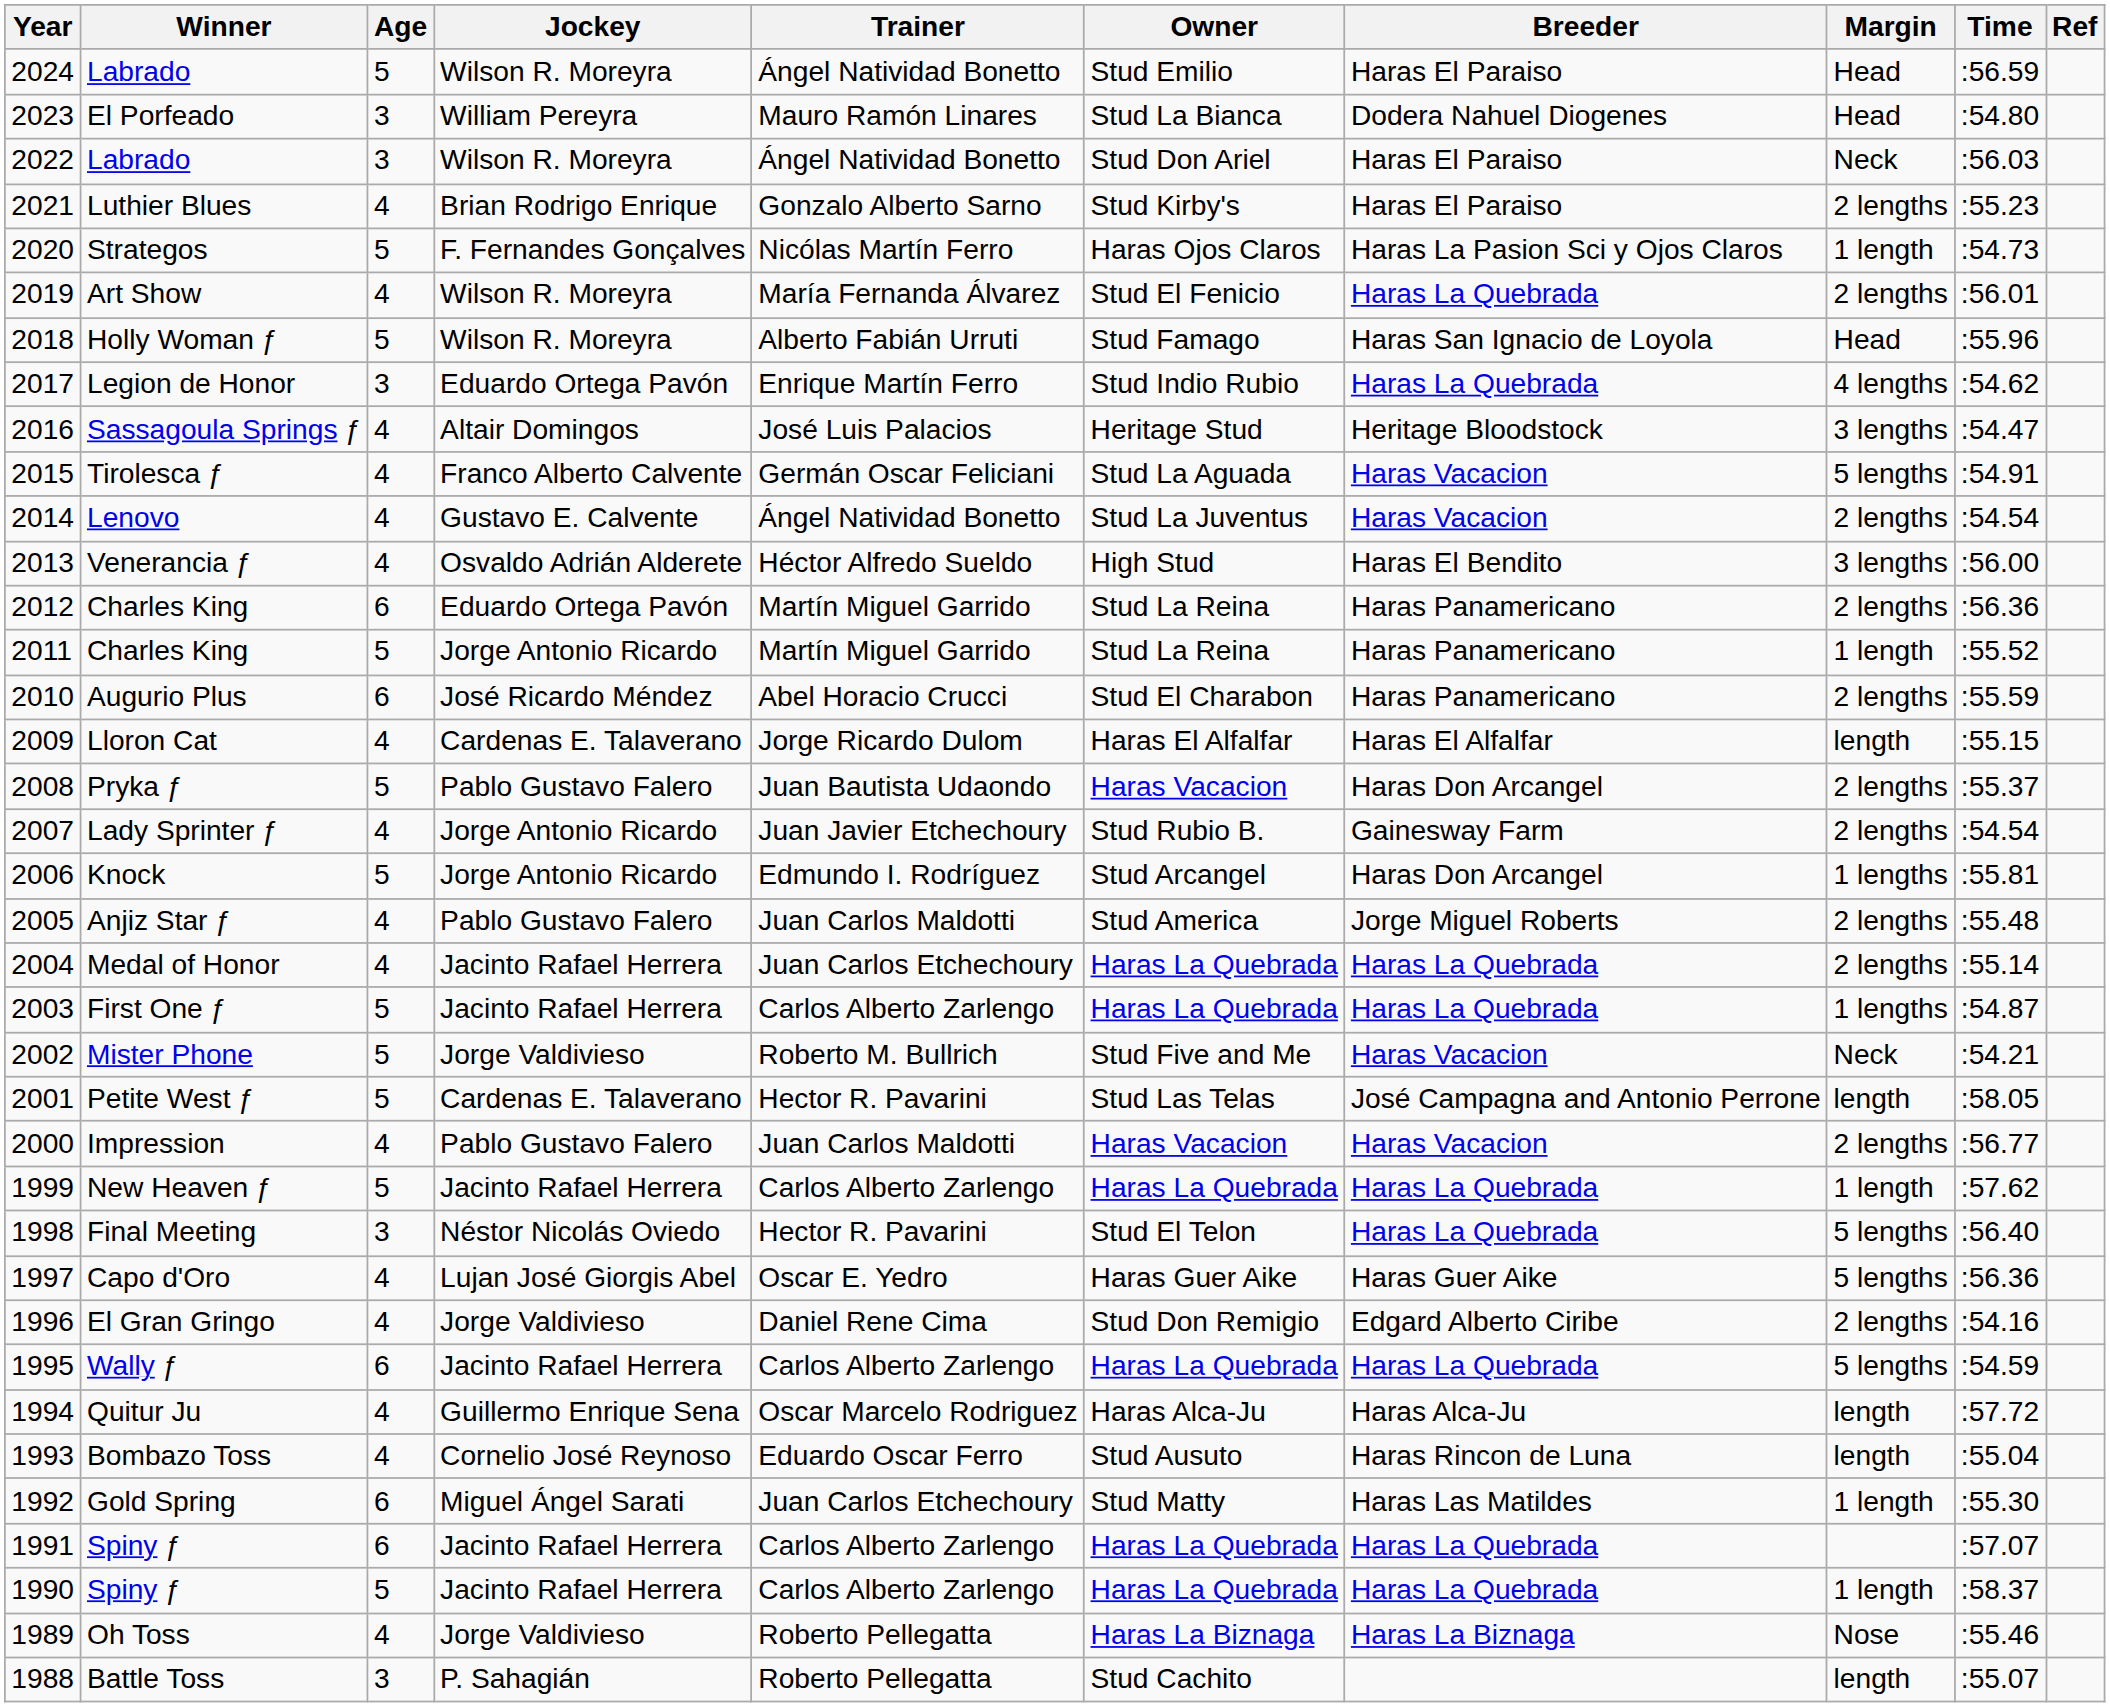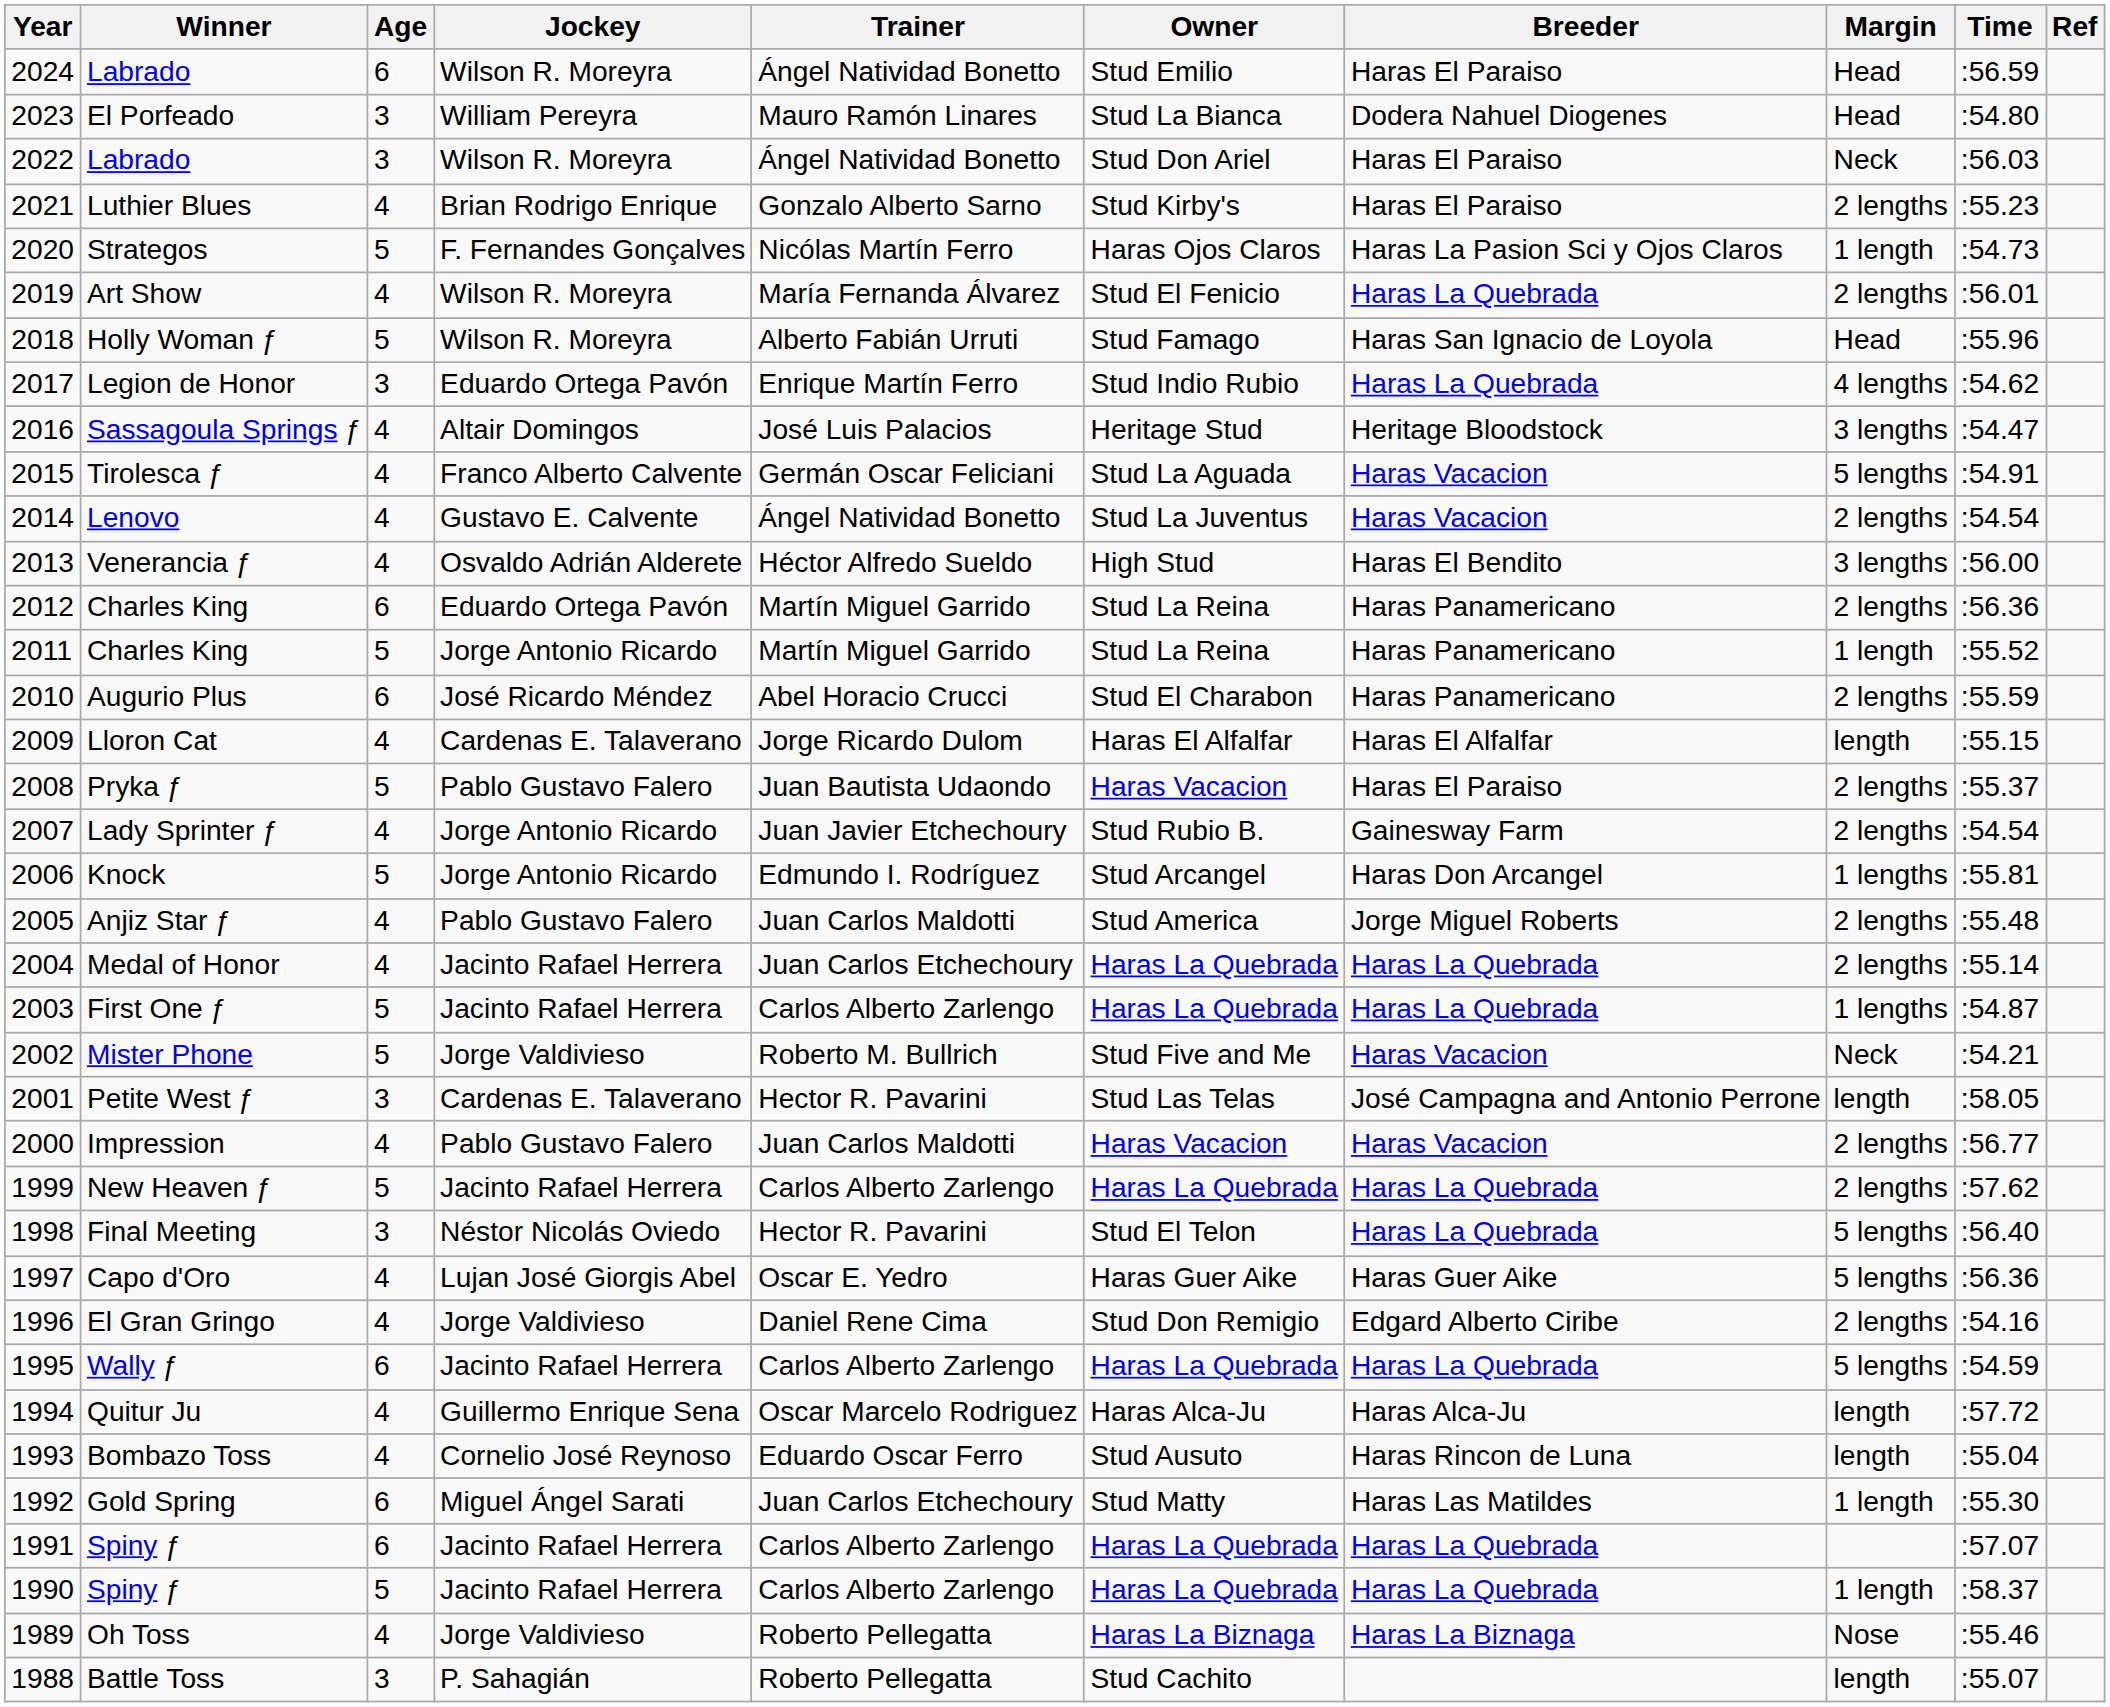(382, 71) 5 -> (382, 71) 6
(1477, 786) Haras Don Arcangel -> (1457, 786) Haras El Paraiso
(382, 1098) 5 -> (382, 1098) 3
(1884, 1187) 1 length -> (1891, 1187) 2 lengths
